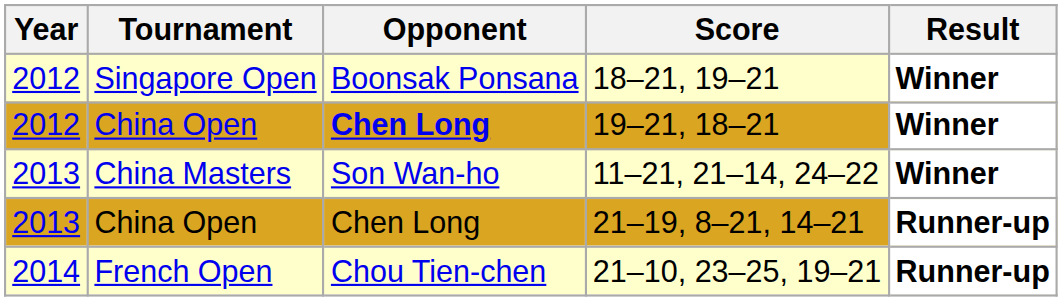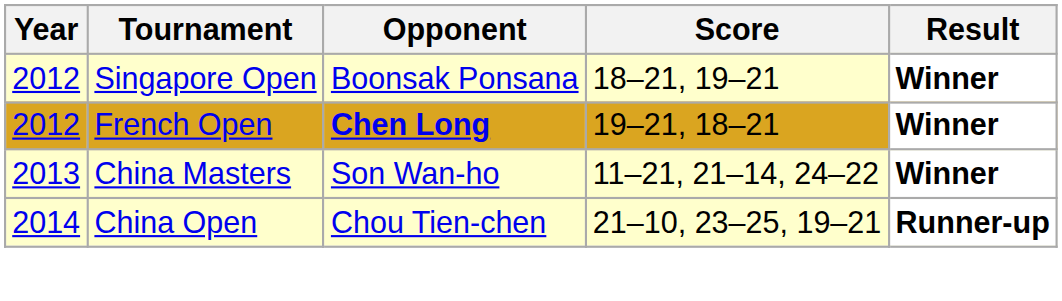(176, 126) China Open -> (183, 126) French Open
- row: (729, 222)
(183, 271) French Open -> (176, 222) China Open
